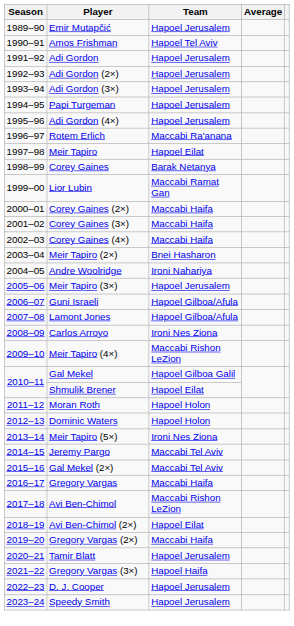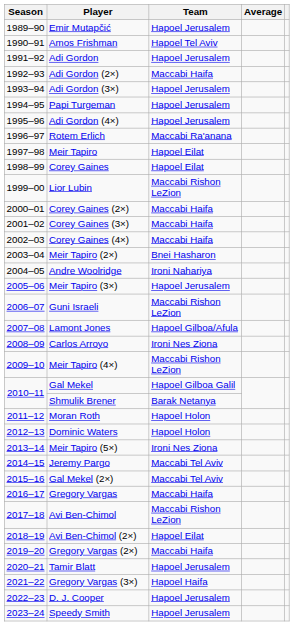(190, 74) Hapoel Jerusalem -> (182, 74) Maccabi Haifa
(183, 167) Barak Netanya -> (177, 167) Hapoel Eilat
(185, 187) Maccabi Ramat Gan -> (186, 187) Maccabi Rishon LeZion
(195, 301) Hapoel Gilboa/Afula -> (186, 307) Maccabi Rishon LeZion
(177, 390) Hapoel Eilat -> (183, 401) Barak Netanya
